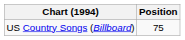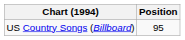(158, 27) 75 -> (158, 27) 95
